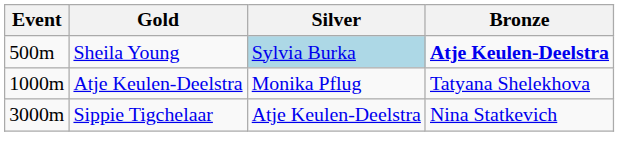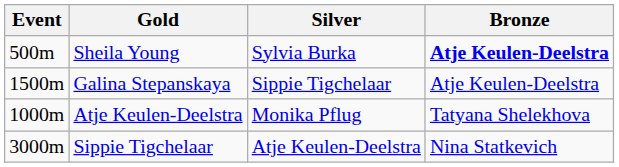(304, 51) lightblue background -> (304, 51) no background
+ row: (152, 83)
